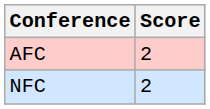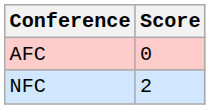(146, 54) 2 -> (146, 54) 0
